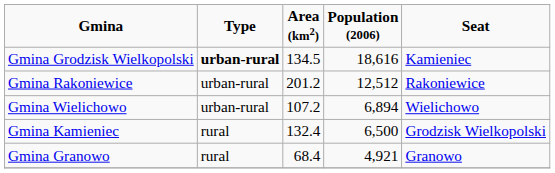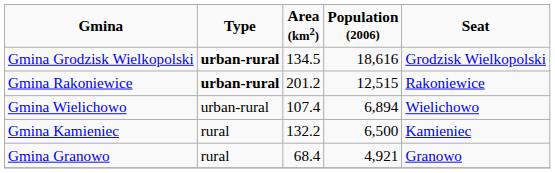(438, 59) Kamieniec -> (476, 59) Grodzisk Wielkopolski
(235, 83) normal -> (240, 83) bold
(377, 83) 12,512 -> (377, 83) 12,515
(303, 107) 107.2 -> (303, 107) 107.4
(303, 131) 132.4 -> (303, 131) 132.2
(476, 131) Grodzisk Wielkopolski -> (438, 131) Kamieniec
